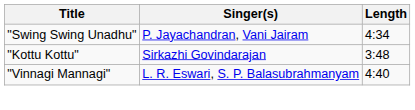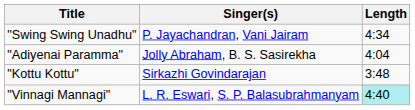+ row: (65, 54)
(377, 74) no background -> (377, 94) paleturquoise background
